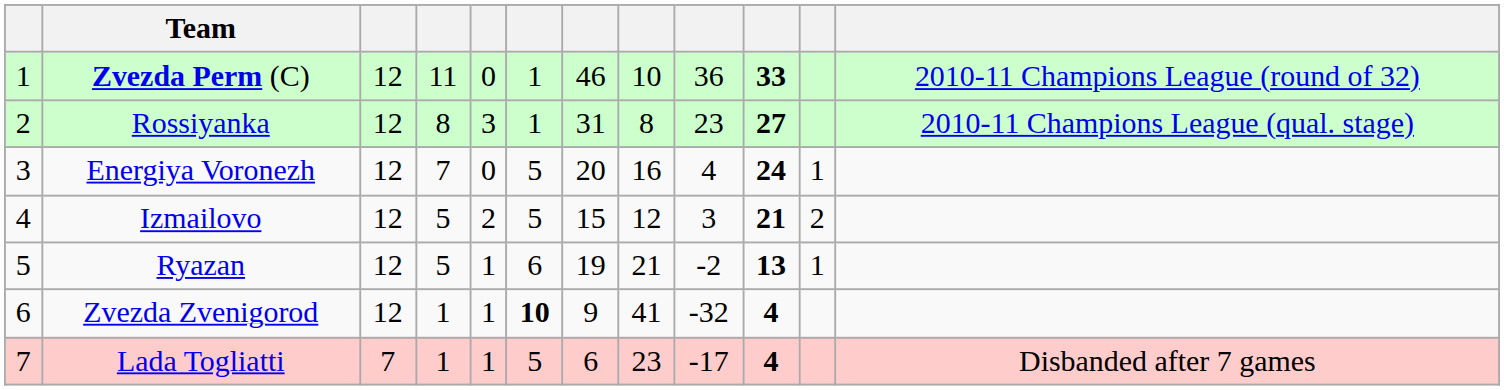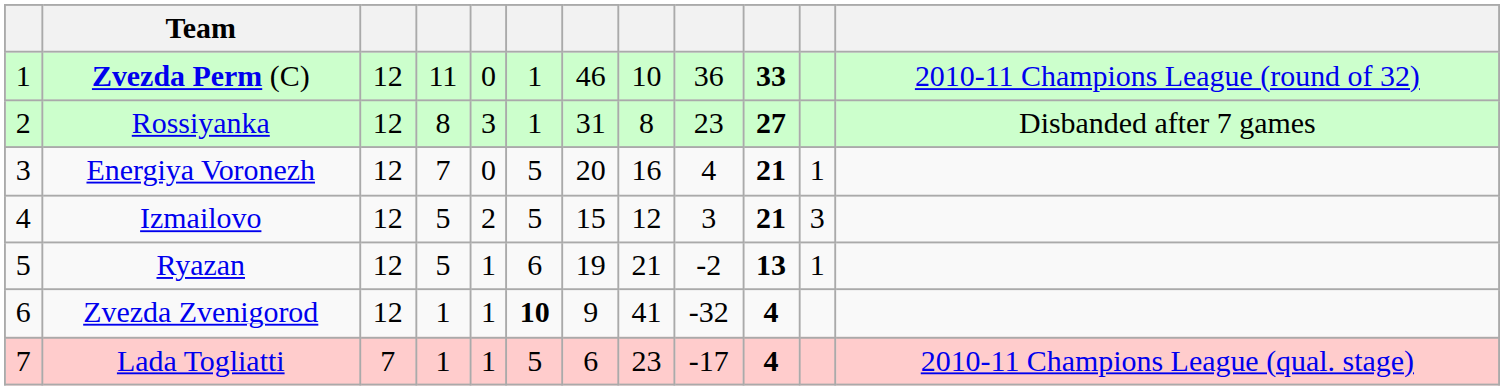(1167, 123) 2010-11 Champions League (qual. stage) -> (1167, 123) Disbanded after 7 games
(771, 170) 24 -> (771, 170) 21
(817, 218) 2 -> (817, 218) 3
(1167, 360) Disbanded after 7 games -> (1167, 360) 2010-11 Champions League (qual. stage)
